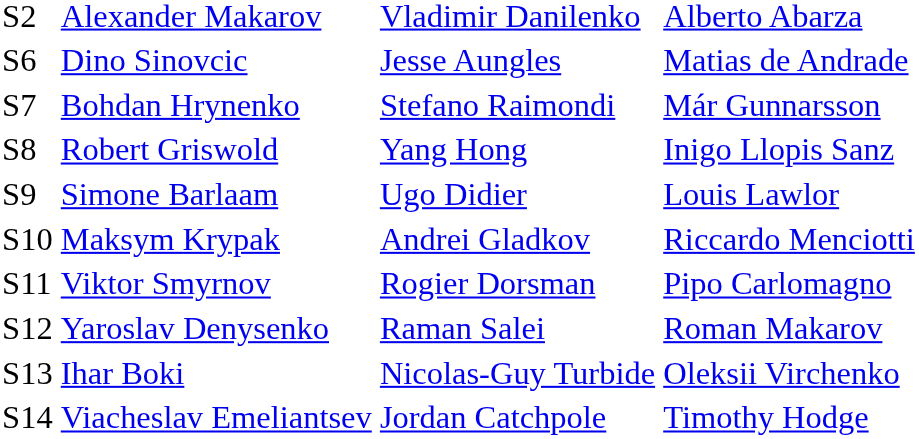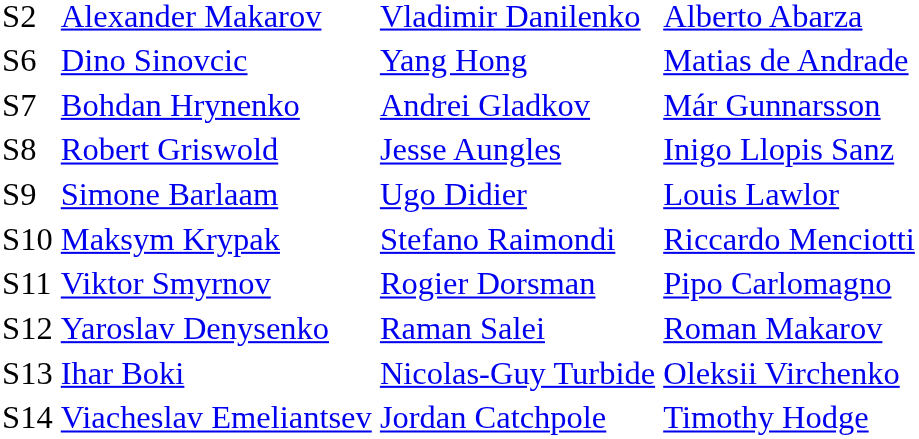(471, 60) Jesse Aungles -> (454, 60) Yang Hong
(498, 105) Stefano Raimondi -> (485, 105) Andrei Gladkov
(454, 149) Yang Hong -> (471, 149) Jesse Aungles
(485, 239) Andrei Gladkov -> (498, 239) Stefano Raimondi
